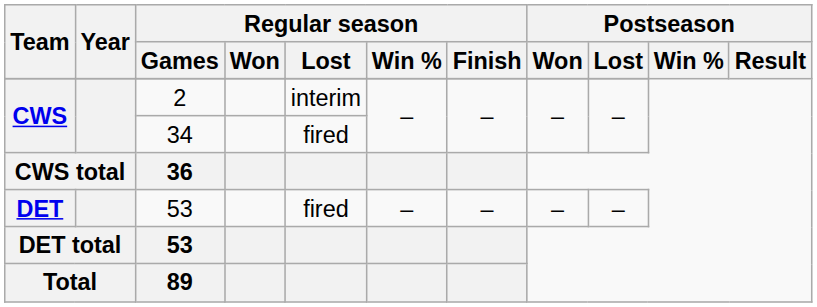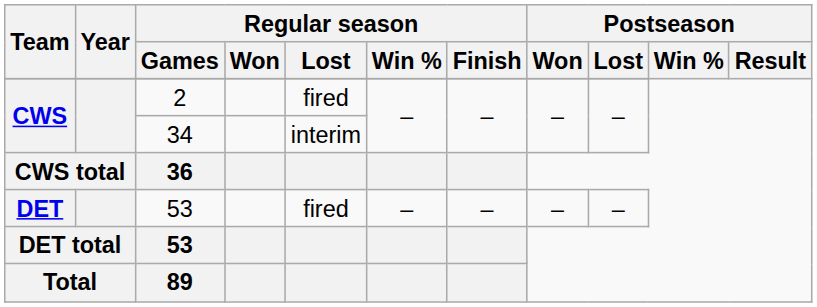(326, 98) interim -> (326, 98) fired
(326, 135) fired -> (326, 135) interim
